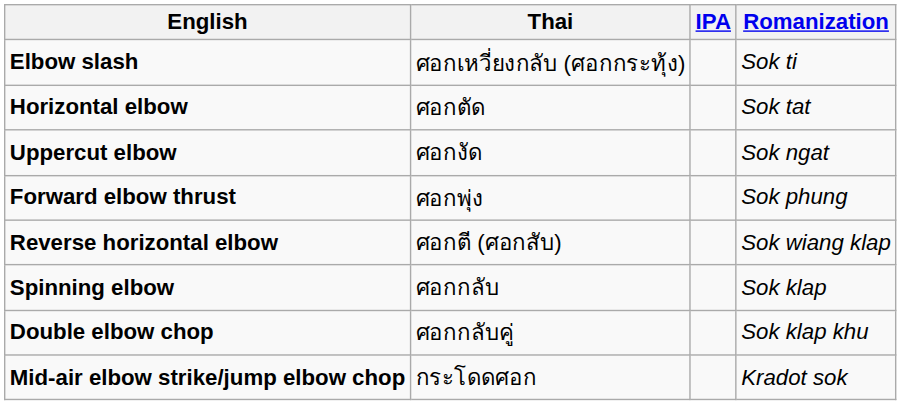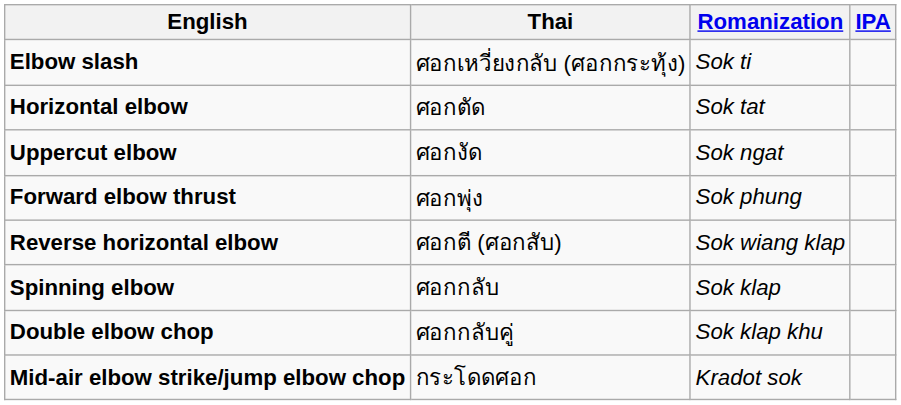columns swapped: (816, 22) <-> (713, 22)
